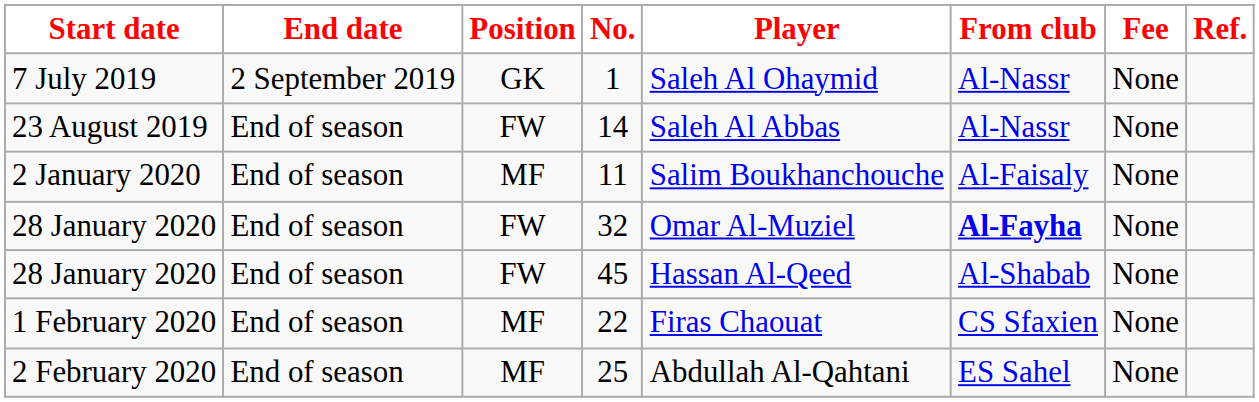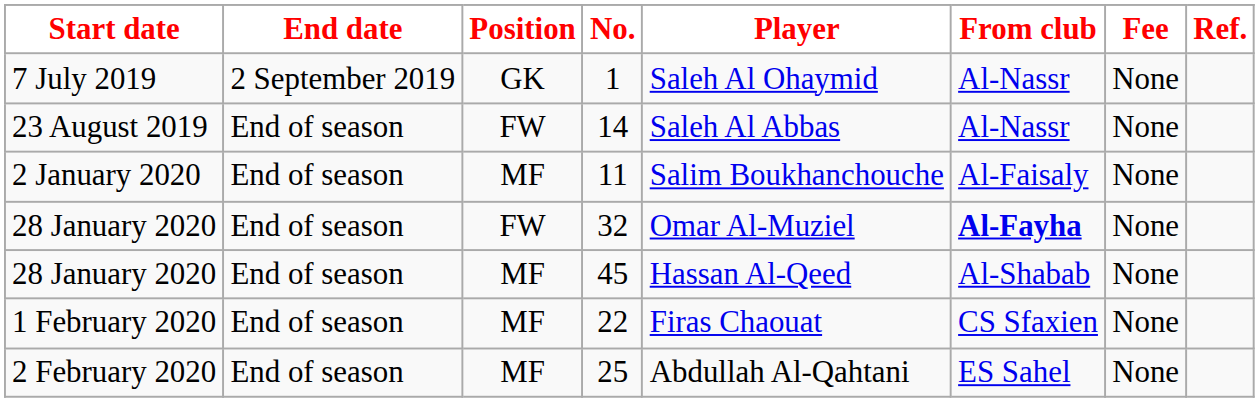(523, 273) FW -> (523, 273) MF
